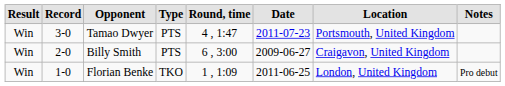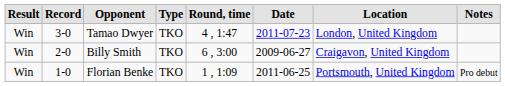(171, 33) PTS -> (171, 33) TKO
(385, 33) Portsmouth, United Kingdom -> (376, 33) London, United Kingdom
(171, 52) PTS -> (171, 52) TKO
(376, 72) London, United Kingdom -> (385, 72) Portsmouth, United Kingdom
